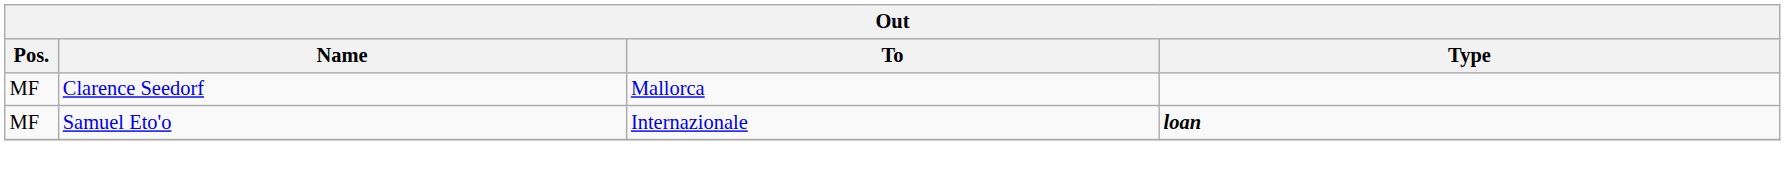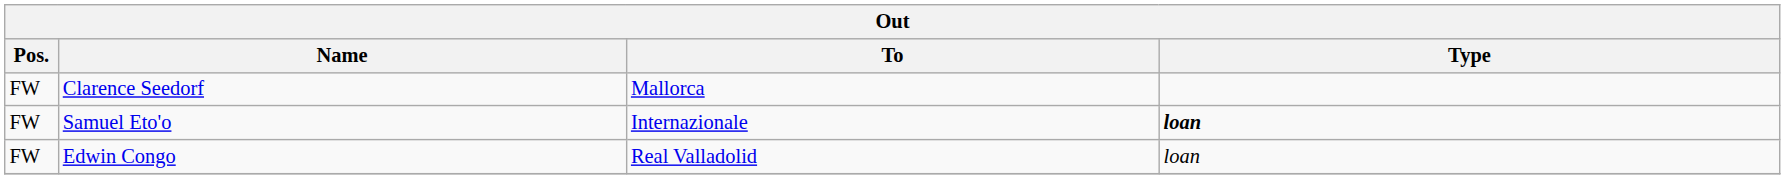(24, 89) MF -> (25, 89) FW
(24, 122) MF -> (25, 122) FW
+ row: (119, 156)
